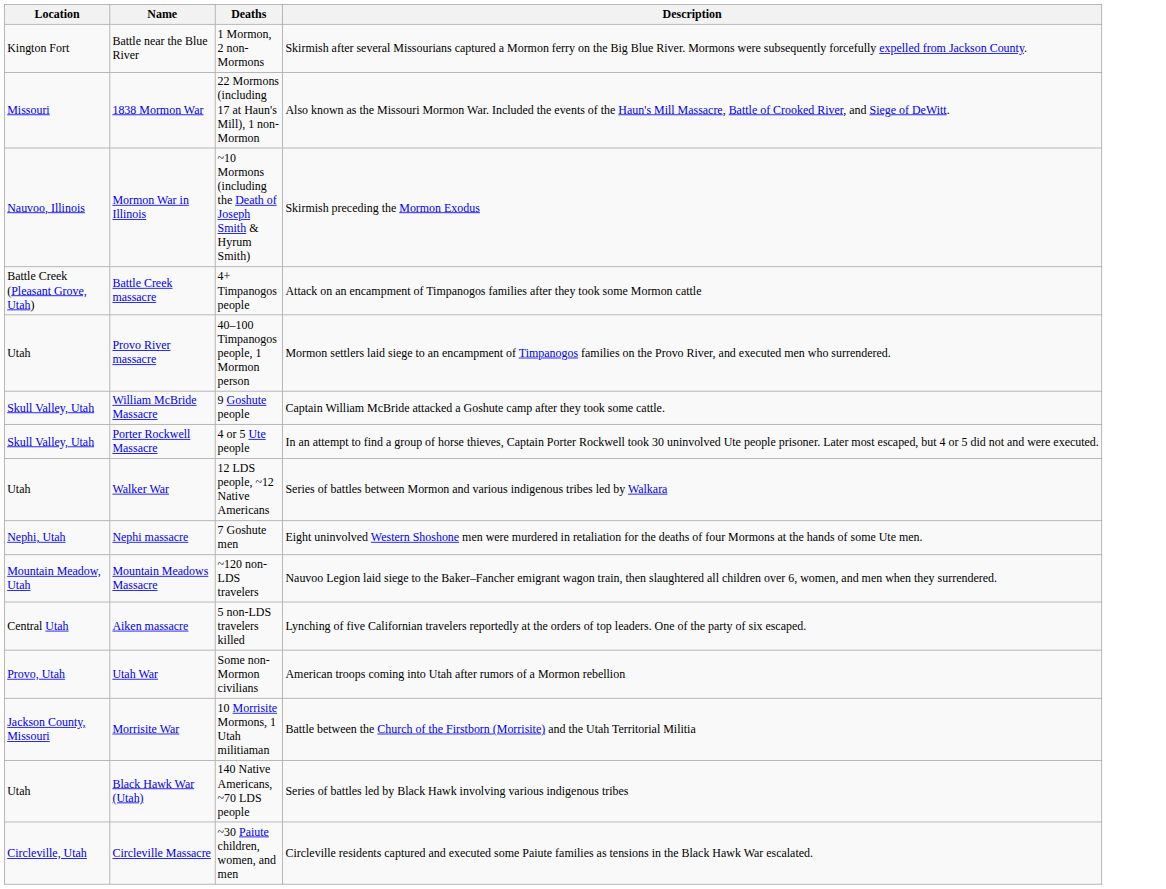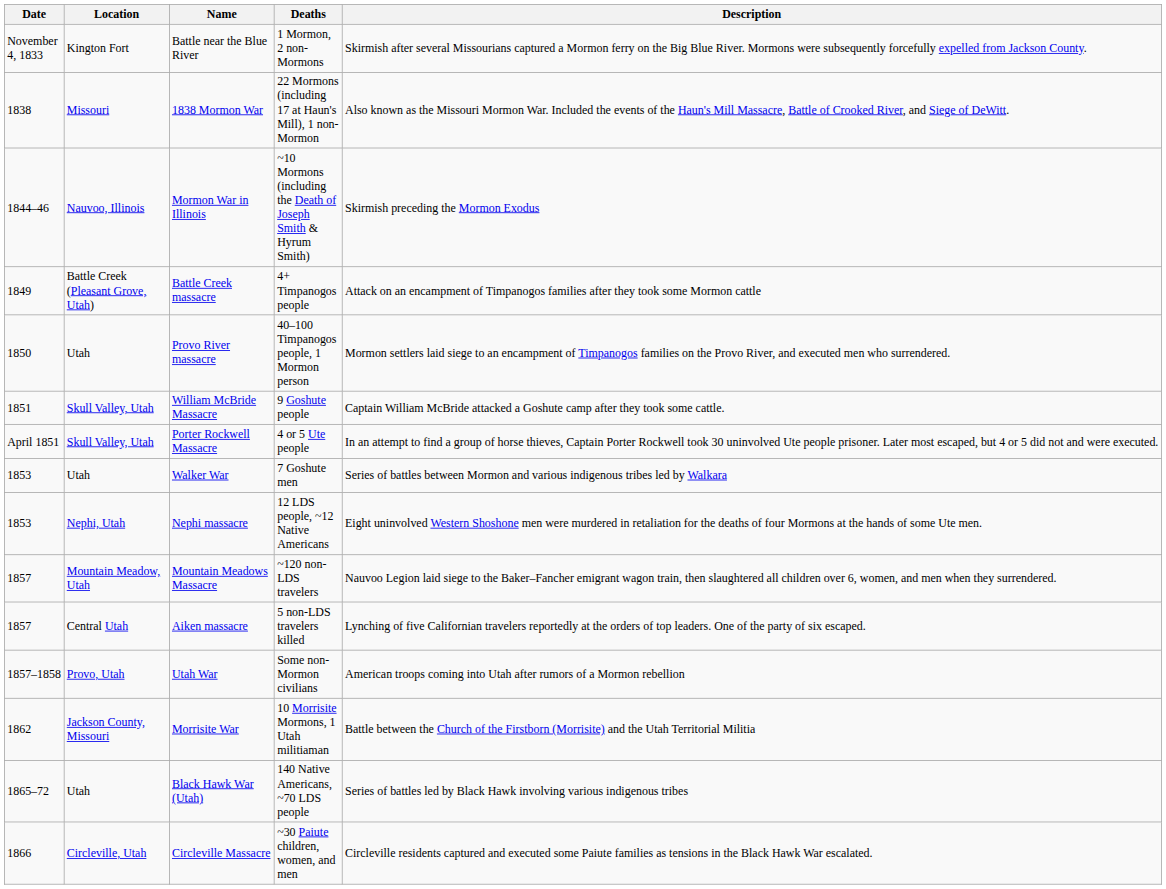+ column: (34, 14)
(246, 489) 12 LDS people, ~12 Native Americans -> (302, 475) 7 Goshute men
(242, 537) 7 Goshute men -> (305, 523) 12 LDS people, ~12 Native Americans
